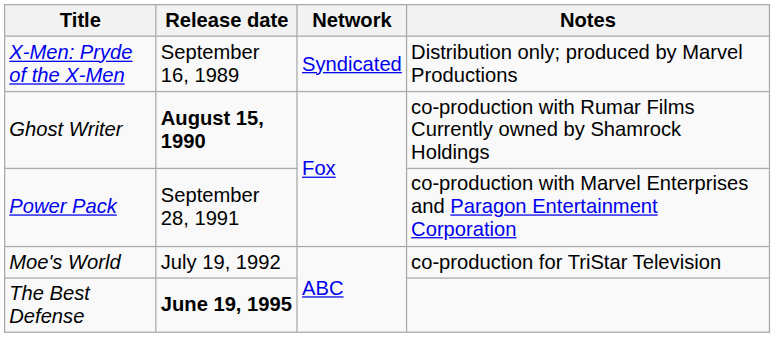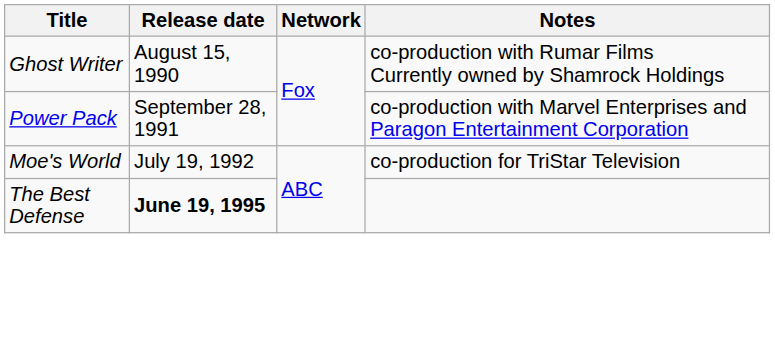- row: (71, 63)
(212, 129) bold -> (182, 63) normal
